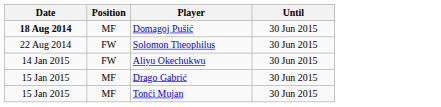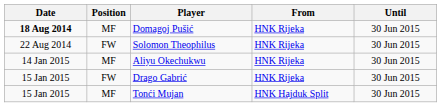+ column: (303, 12)
(109, 61) FW -> (109, 61) MF
(109, 77) MF -> (109, 77) FW
